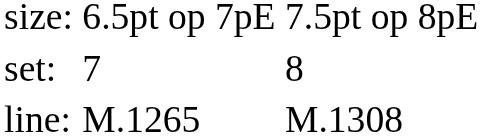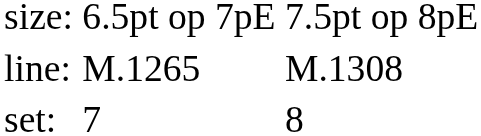rows swapped: (30, 68) <-> (37, 119)
